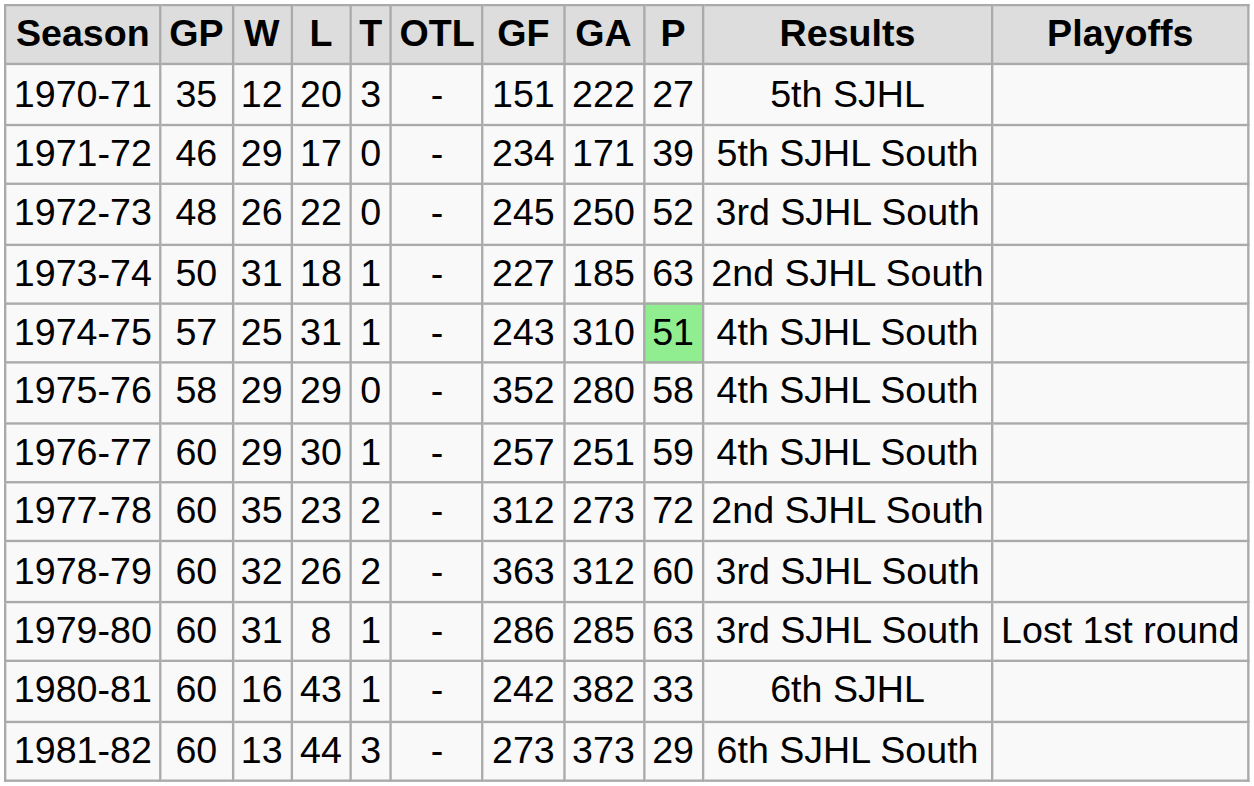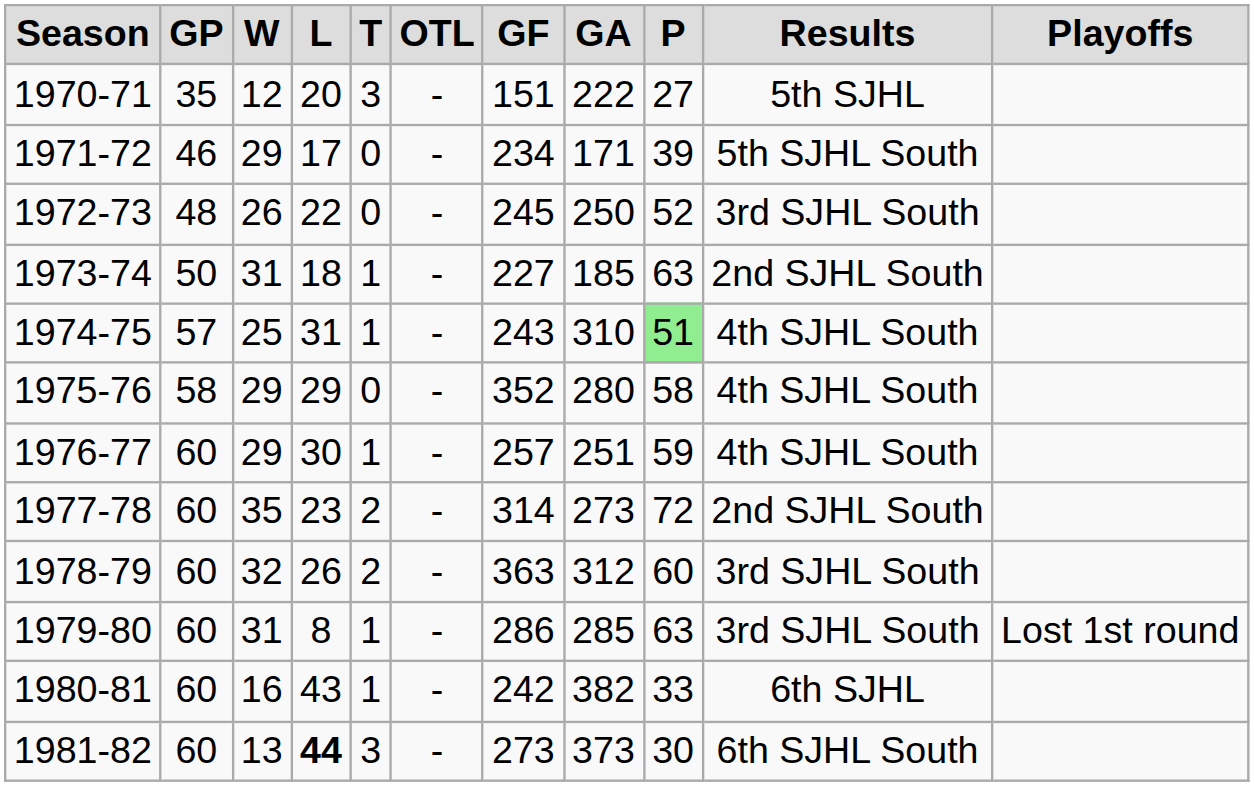(523, 511) 312 -> (523, 511) 314
(321, 749) normal -> (321, 749) bold
(673, 749) 29 -> (673, 749) 30
